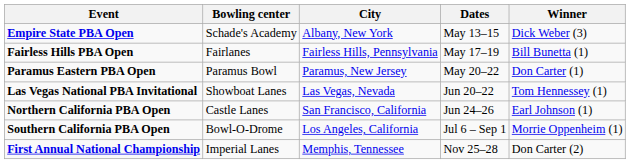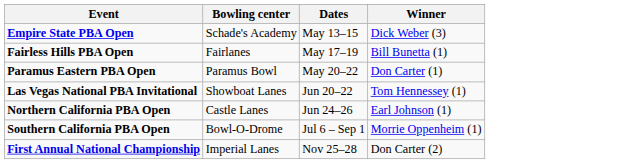- column: (370, 14)
